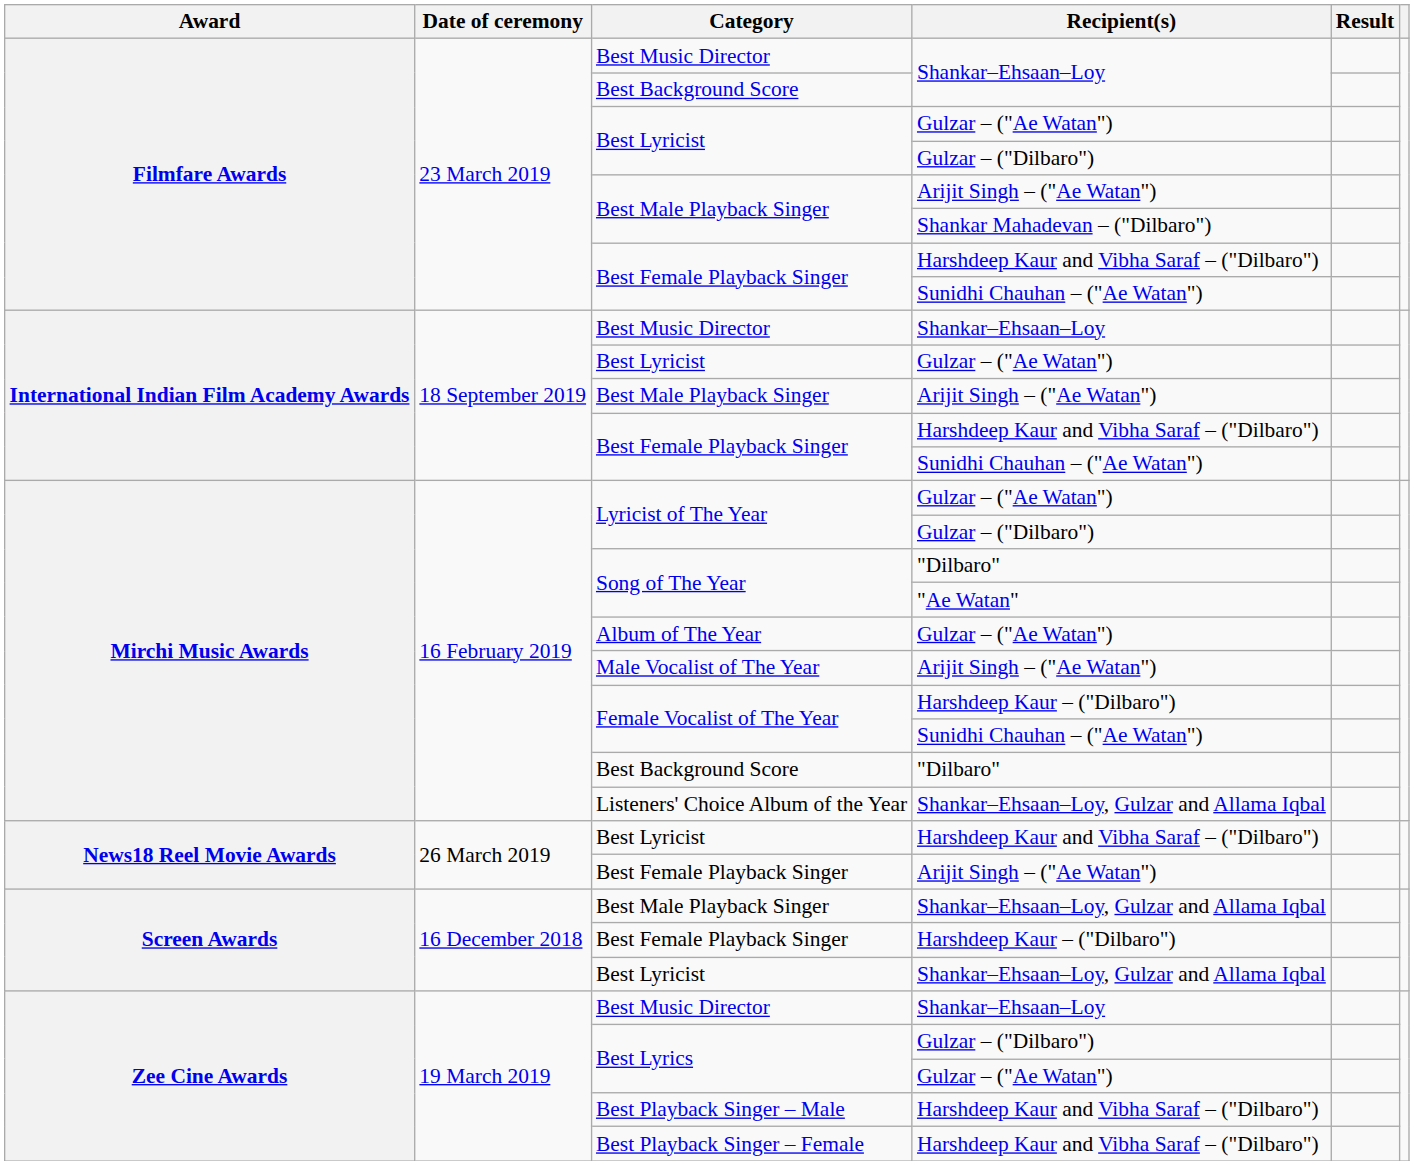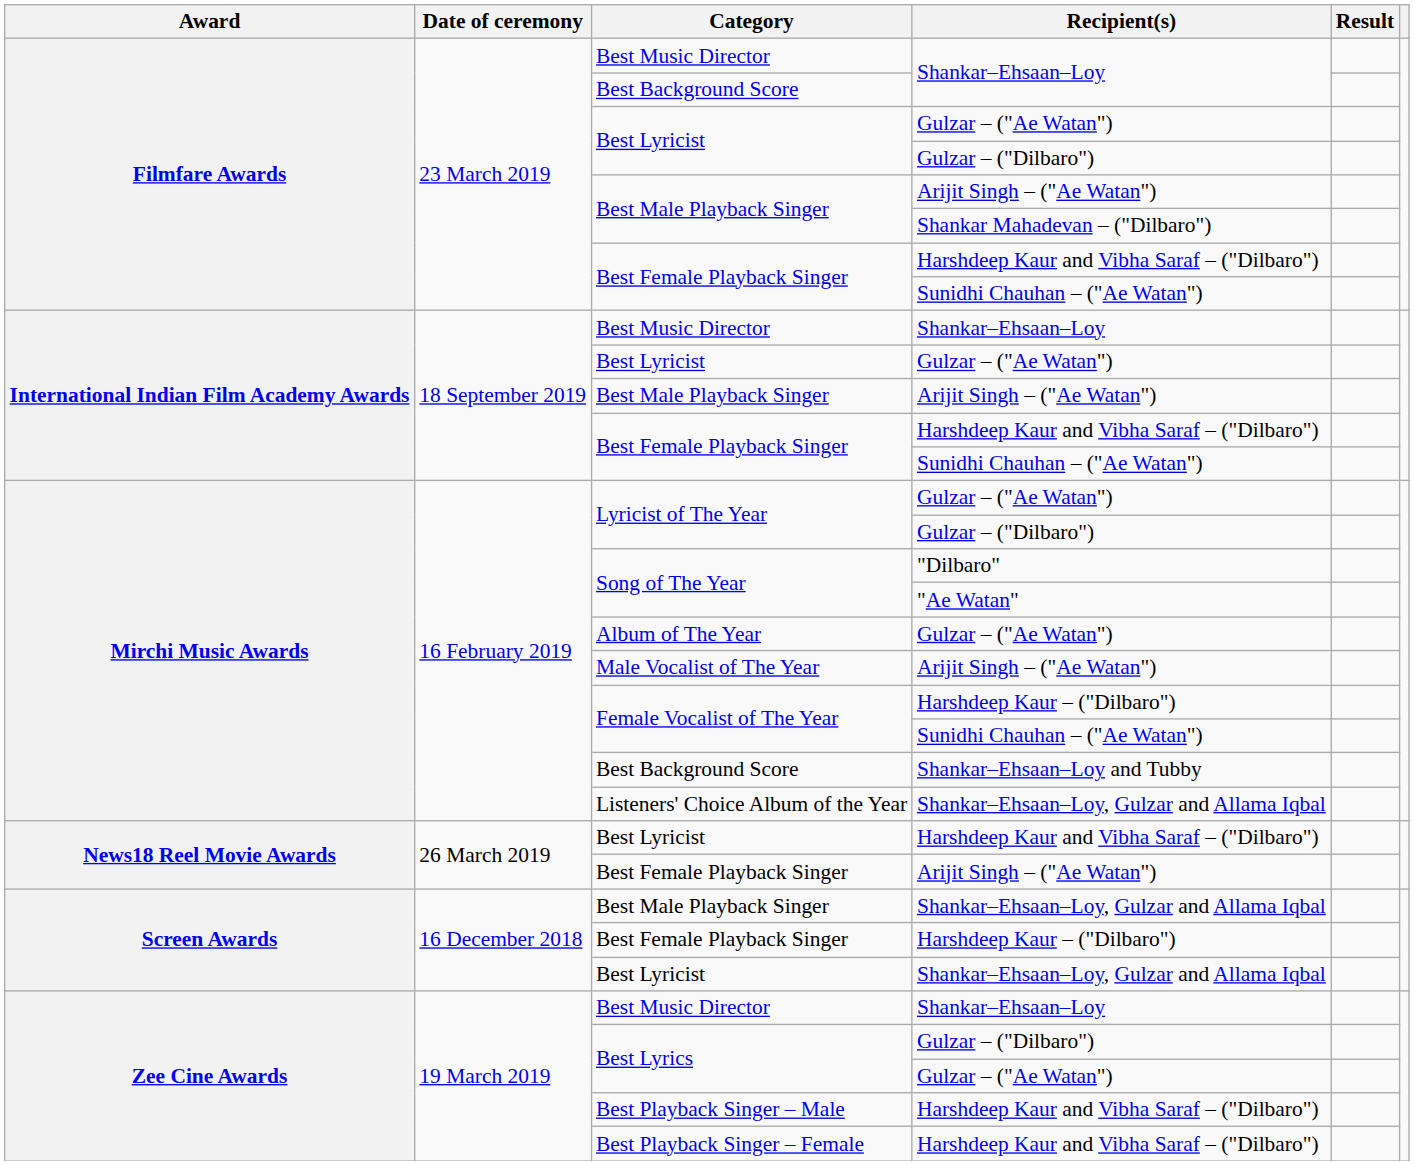(958, 769) "Dilbaro" -> (1059, 769) Shankar–Ehsaan–Loy and Tubby
